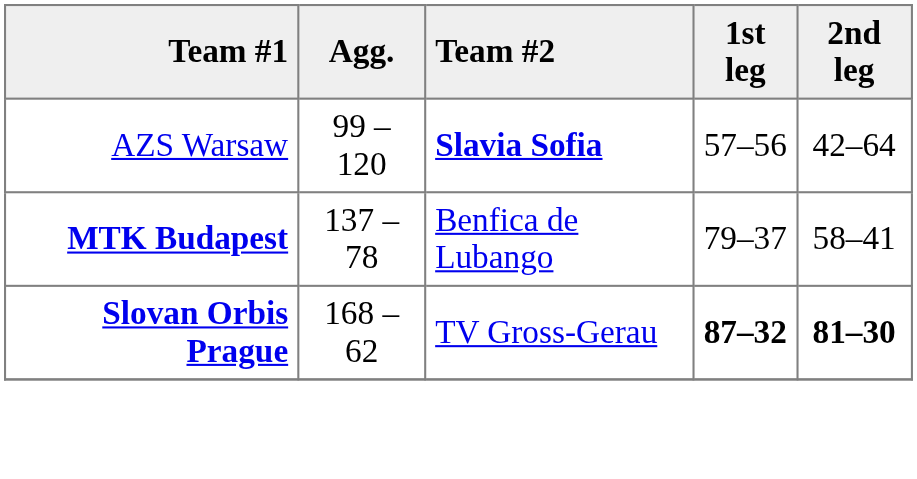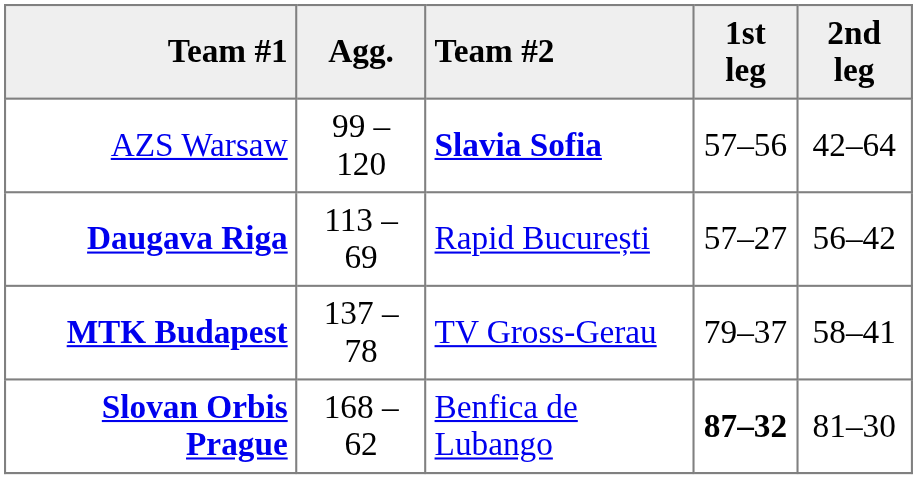+ row: (187, 238)
(507, 238) Benfica de Lubango -> (546, 332) TV Gross-Gerau
(546, 332) TV Gross-Gerau -> (506, 425) Benfica de Lubango
(854, 332) bold -> (854, 425) normal
